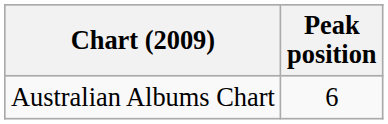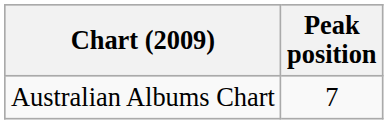(332, 97) 6 -> (332, 97) 7
